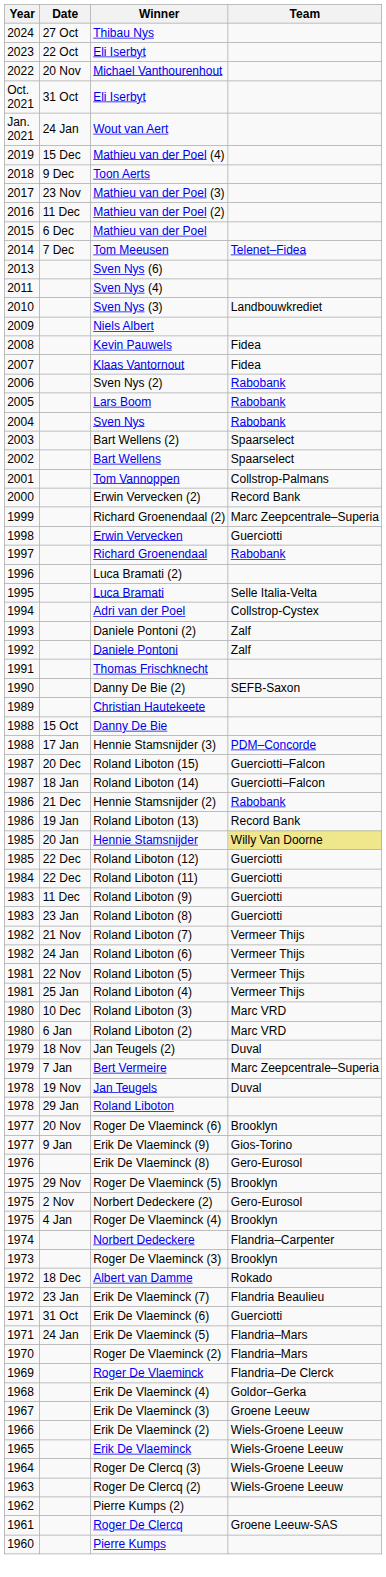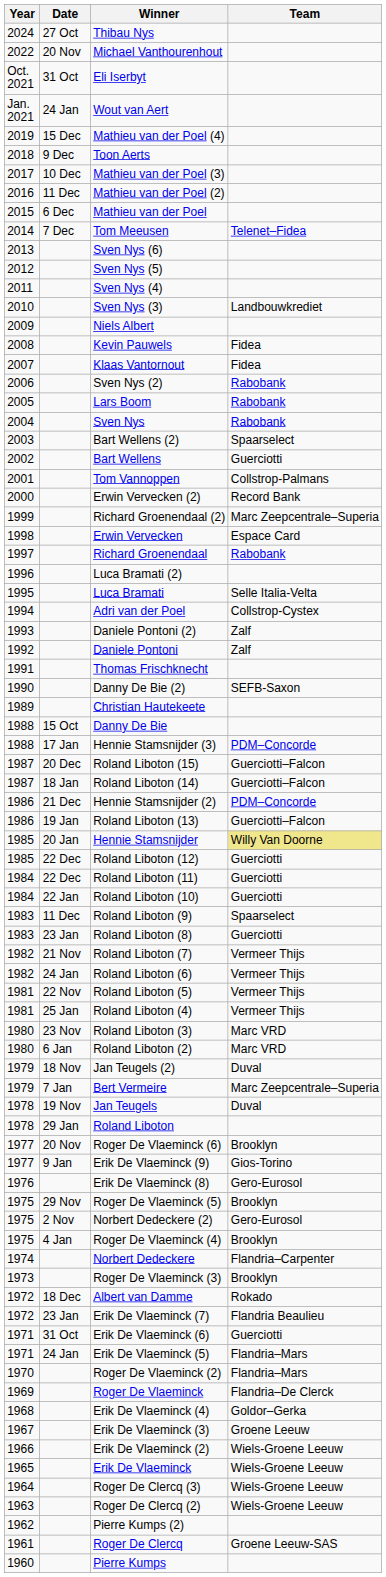- row: (20, 52)
(62, 193) 23 Nov -> (62, 174) 10 Dec
+ row: (20, 269)
(262, 459) Spaarselect -> (256, 459) Guerciotti
(256, 535) Guerciotti -> (265, 535) Espace Card
(258, 802) Rabobank -> (273, 802) PDM–Concorde
(265, 821) Record Bank -> (278, 821) Guerciotti–Falcon
+ row: (20, 897)
(256, 897) Guerciotti -> (262, 916) Spaarselect
(62, 1011) 10 Dec -> (62, 1030) 23 Nov
